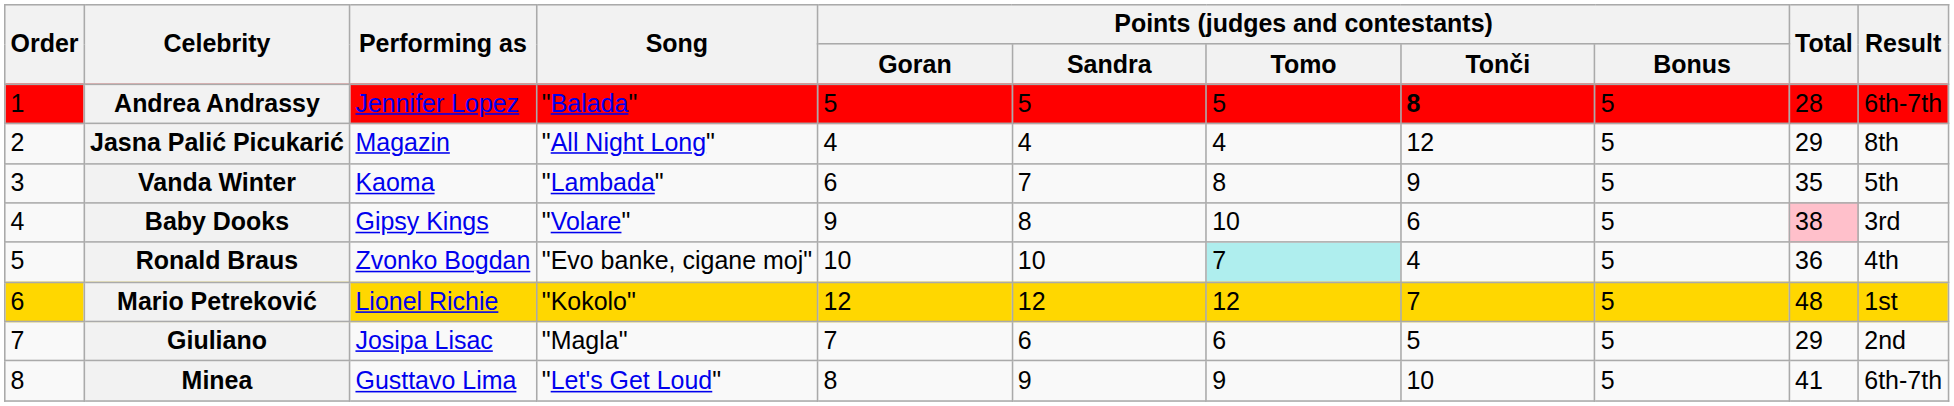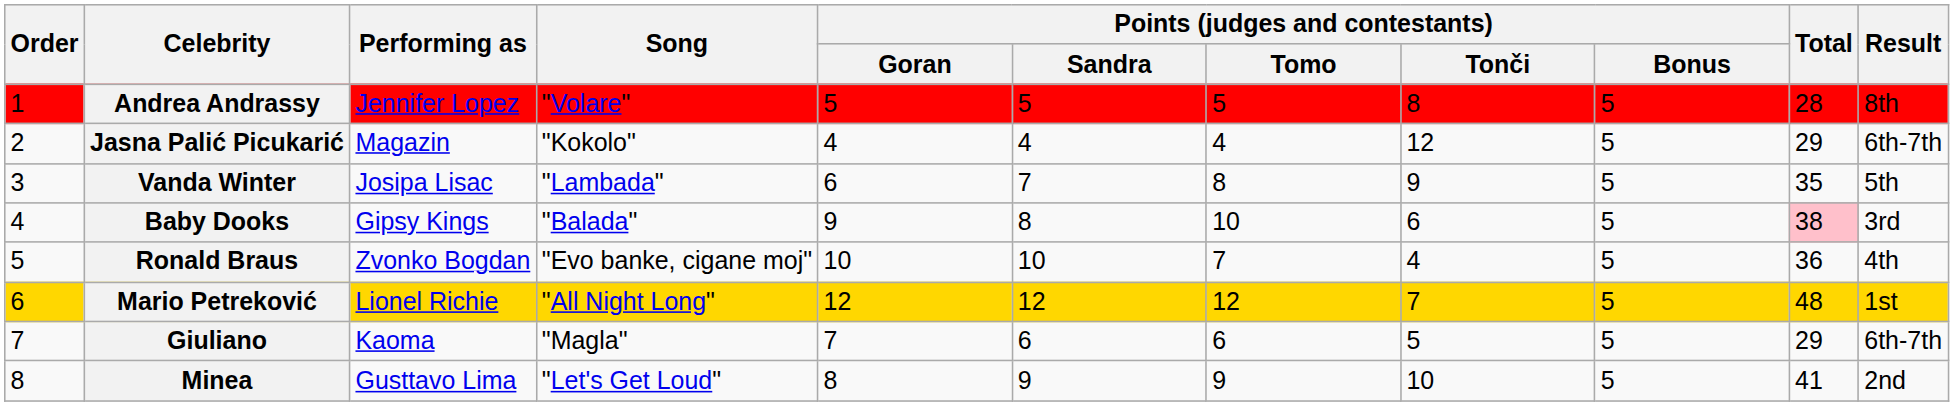(590, 103) "Balada" -> (586, 103) "Volare"
(1413, 103) bold -> (1413, 103) normal
(1903, 103) 6th-7th -> (1882, 103) 8th
(628, 143) "All Night Long" -> (589, 143) "Kokolo"
(1882, 143) 8th -> (1903, 143) 6th-7th
(395, 182) Kaoma -> (424, 182) Josipa Lisac
(586, 222) "Volare" -> (590, 222) "Balada"
(1219, 261) paleturquoise background -> (1219, 261) no background
(589, 301) "Kokolo" -> (628, 301) "All Night Long"
(424, 340) Josipa Lisac -> (395, 340) Kaoma
(1885, 340) 2nd -> (1903, 340) 6th-7th
(1903, 380) 6th-7th -> (1885, 380) 2nd
